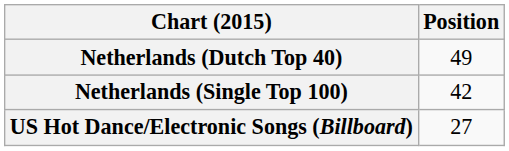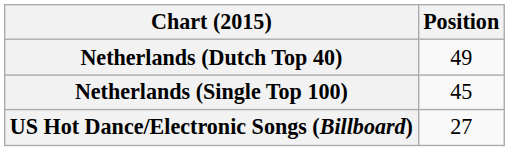(461, 92) 42 -> (461, 92) 45
